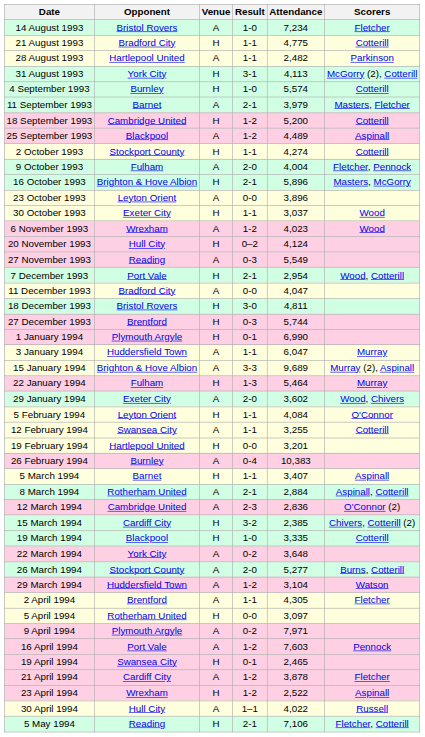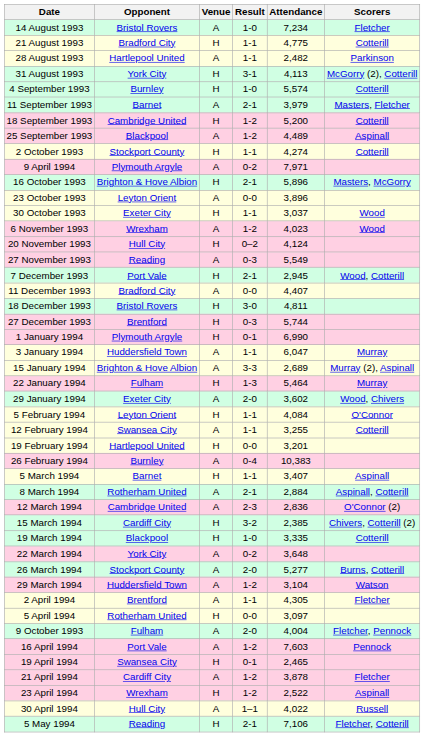rows swapped: (49, 167) <-> (49, 631)
(296, 275) 2,954 -> (296, 275) 2,945
(296, 290) 4,047 -> (296, 290) 4,407
(296, 368) 9,689 -> (296, 368) 2,689
